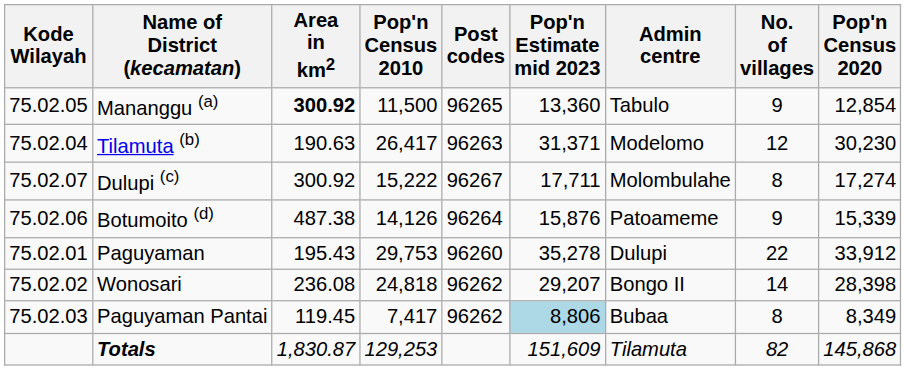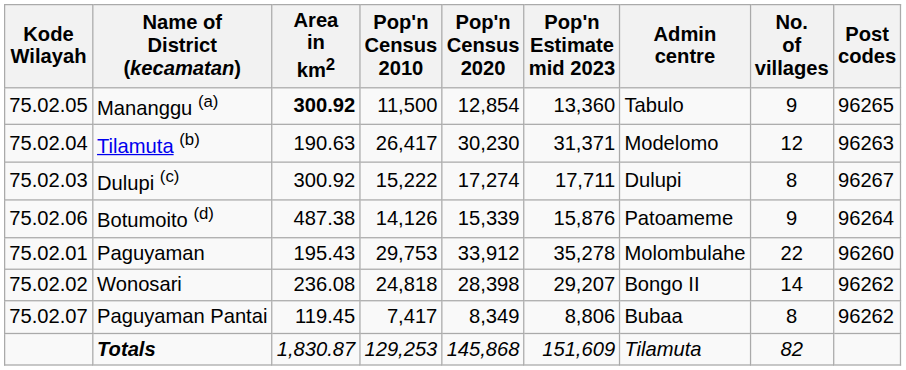columns swapped: (860, 45) <-> (476, 45)
(49, 180) 75.02.07 -> (49, 180) 75.02.03
(670, 180) Molombulahe -> (653, 180) Dulupi
(638, 252) Dulupi -> (685, 252) Molombulahe
(49, 316) 75.02.03 -> (49, 316) 75.02.07
(575, 316) lightblue background -> (590, 316) no background
